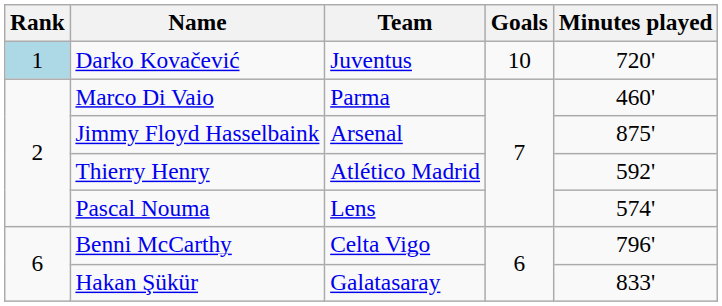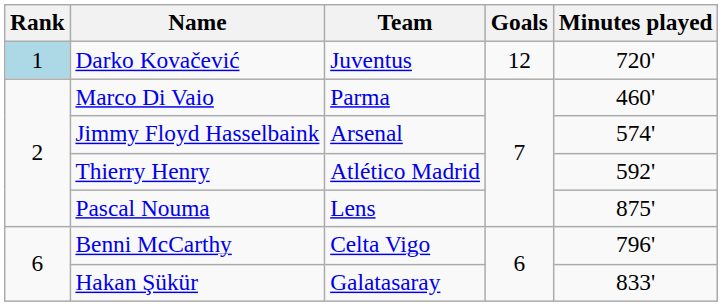(519, 60) 10 -> (519, 60) 12
(636, 134) 875' -> (636, 134) 574'
(636, 208) 574' -> (636, 208) 875'
